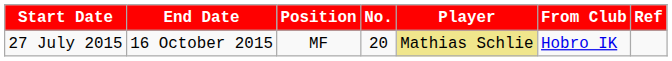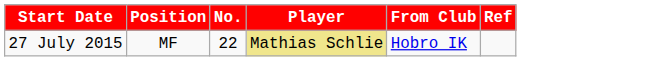- column: (202, 18)
(378, 43) 20 -> (228, 43) 22
